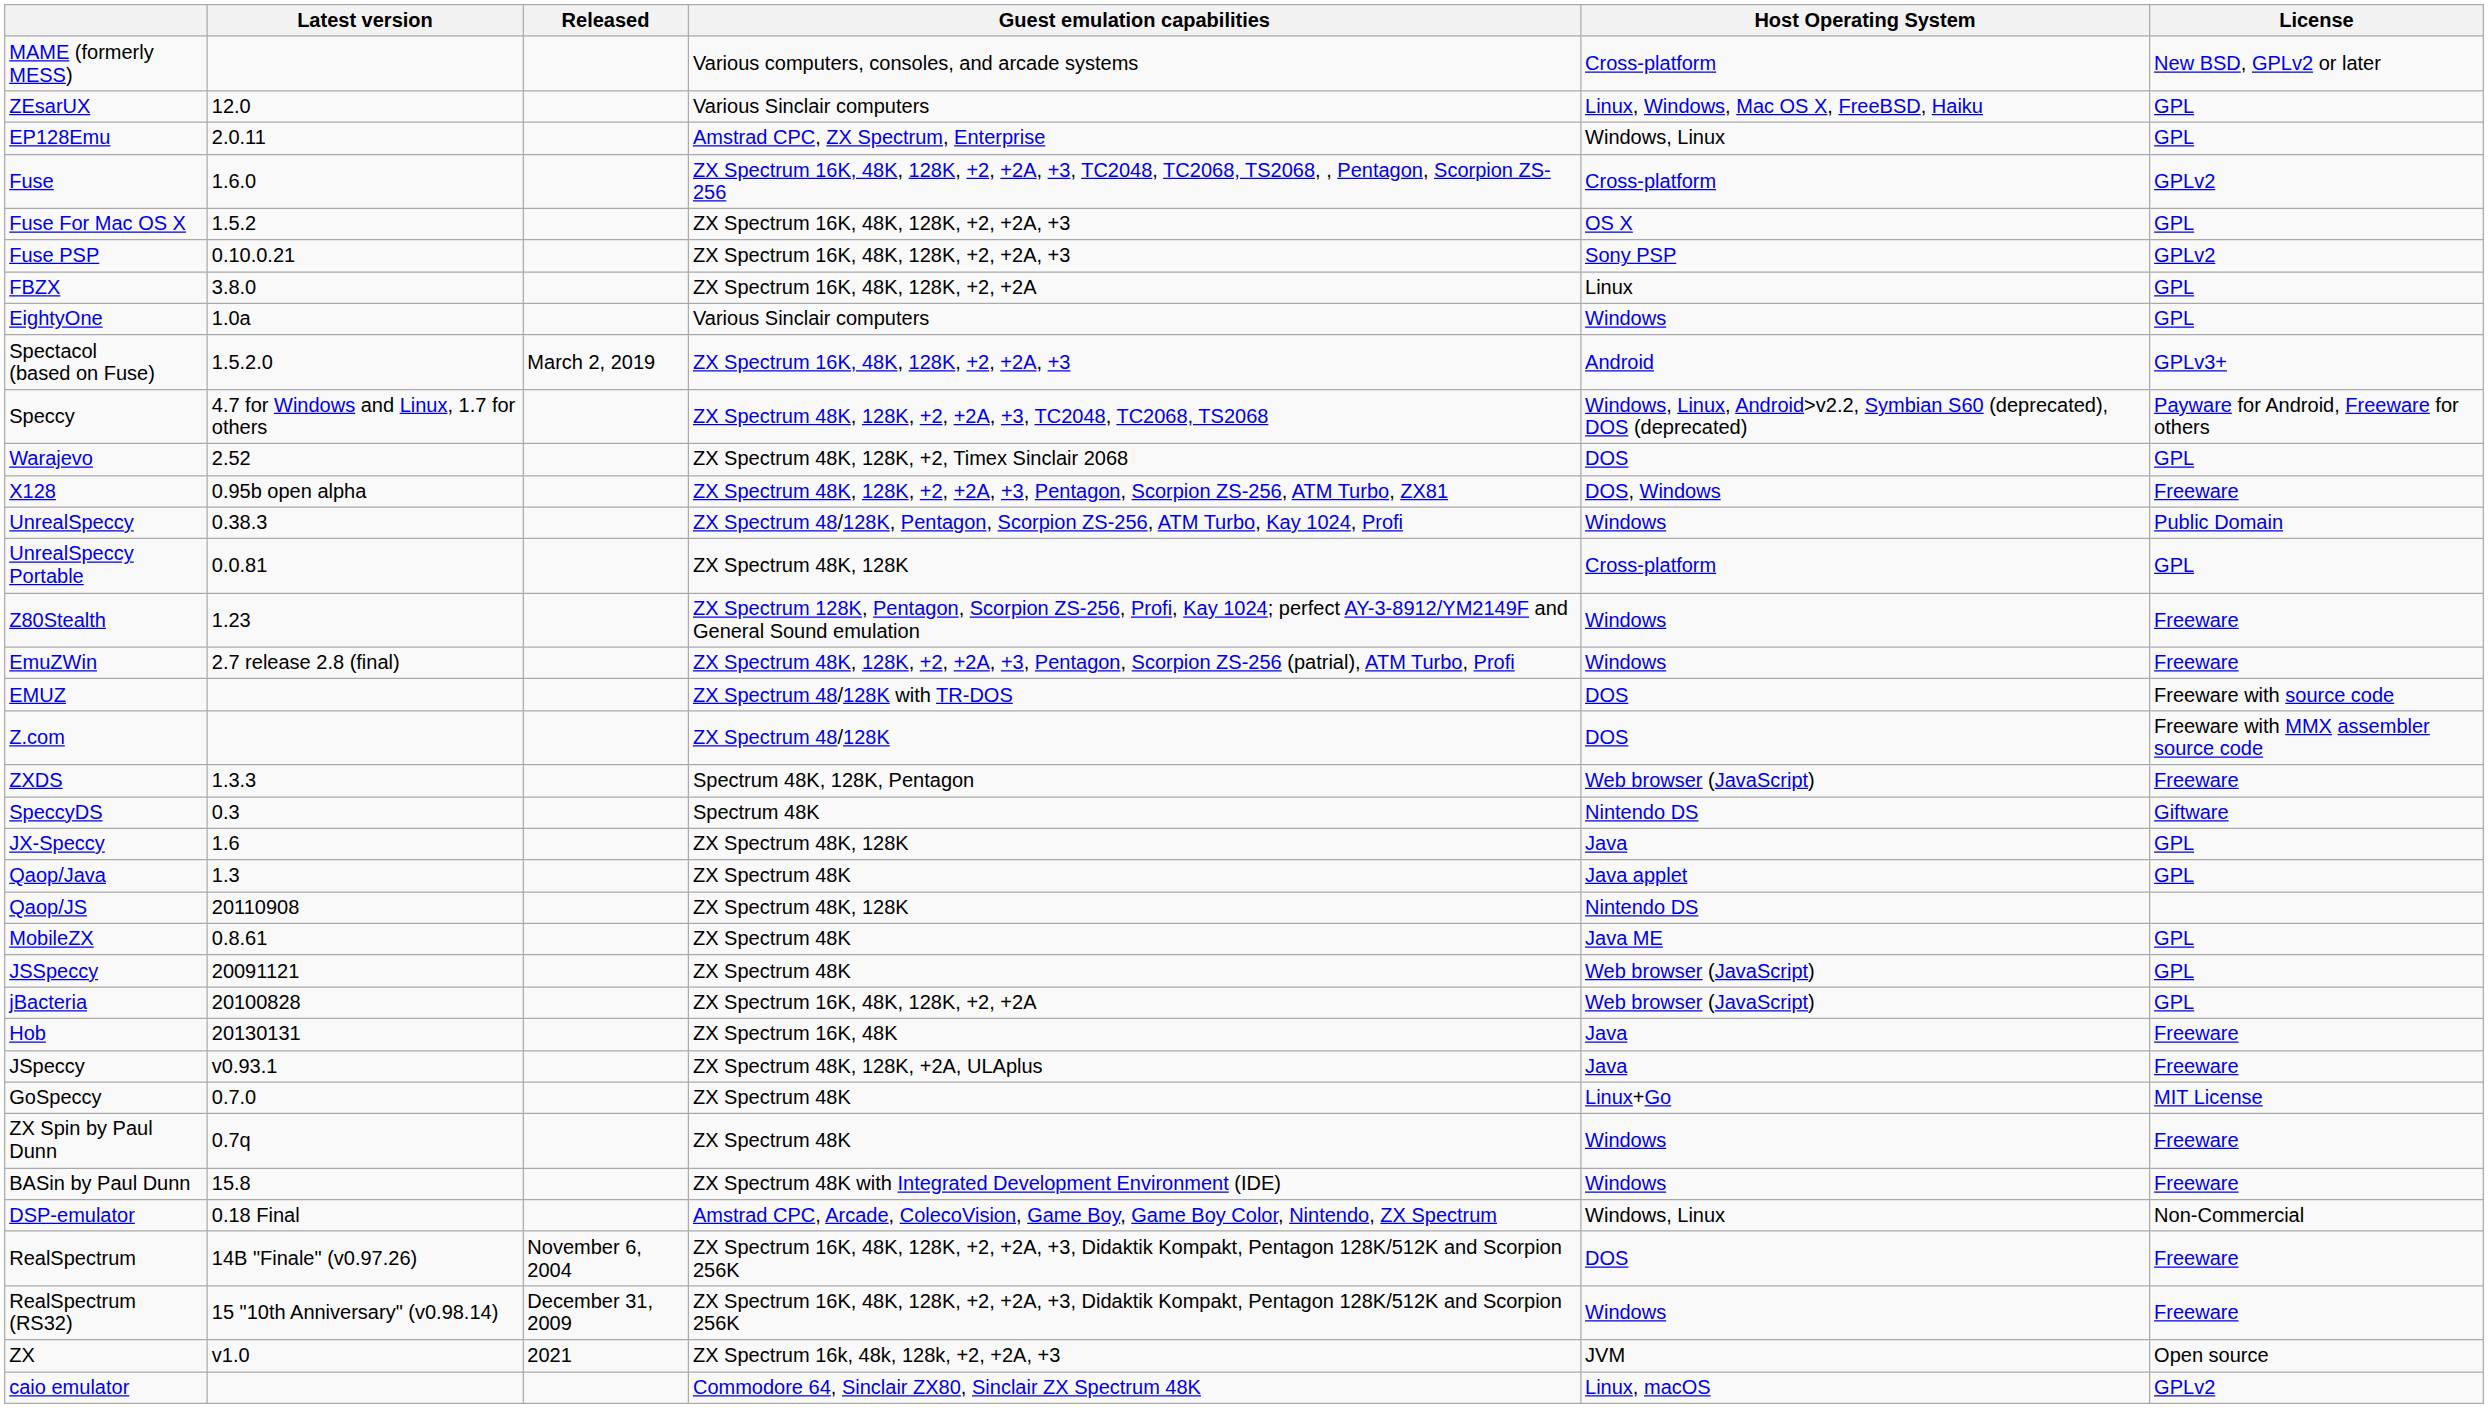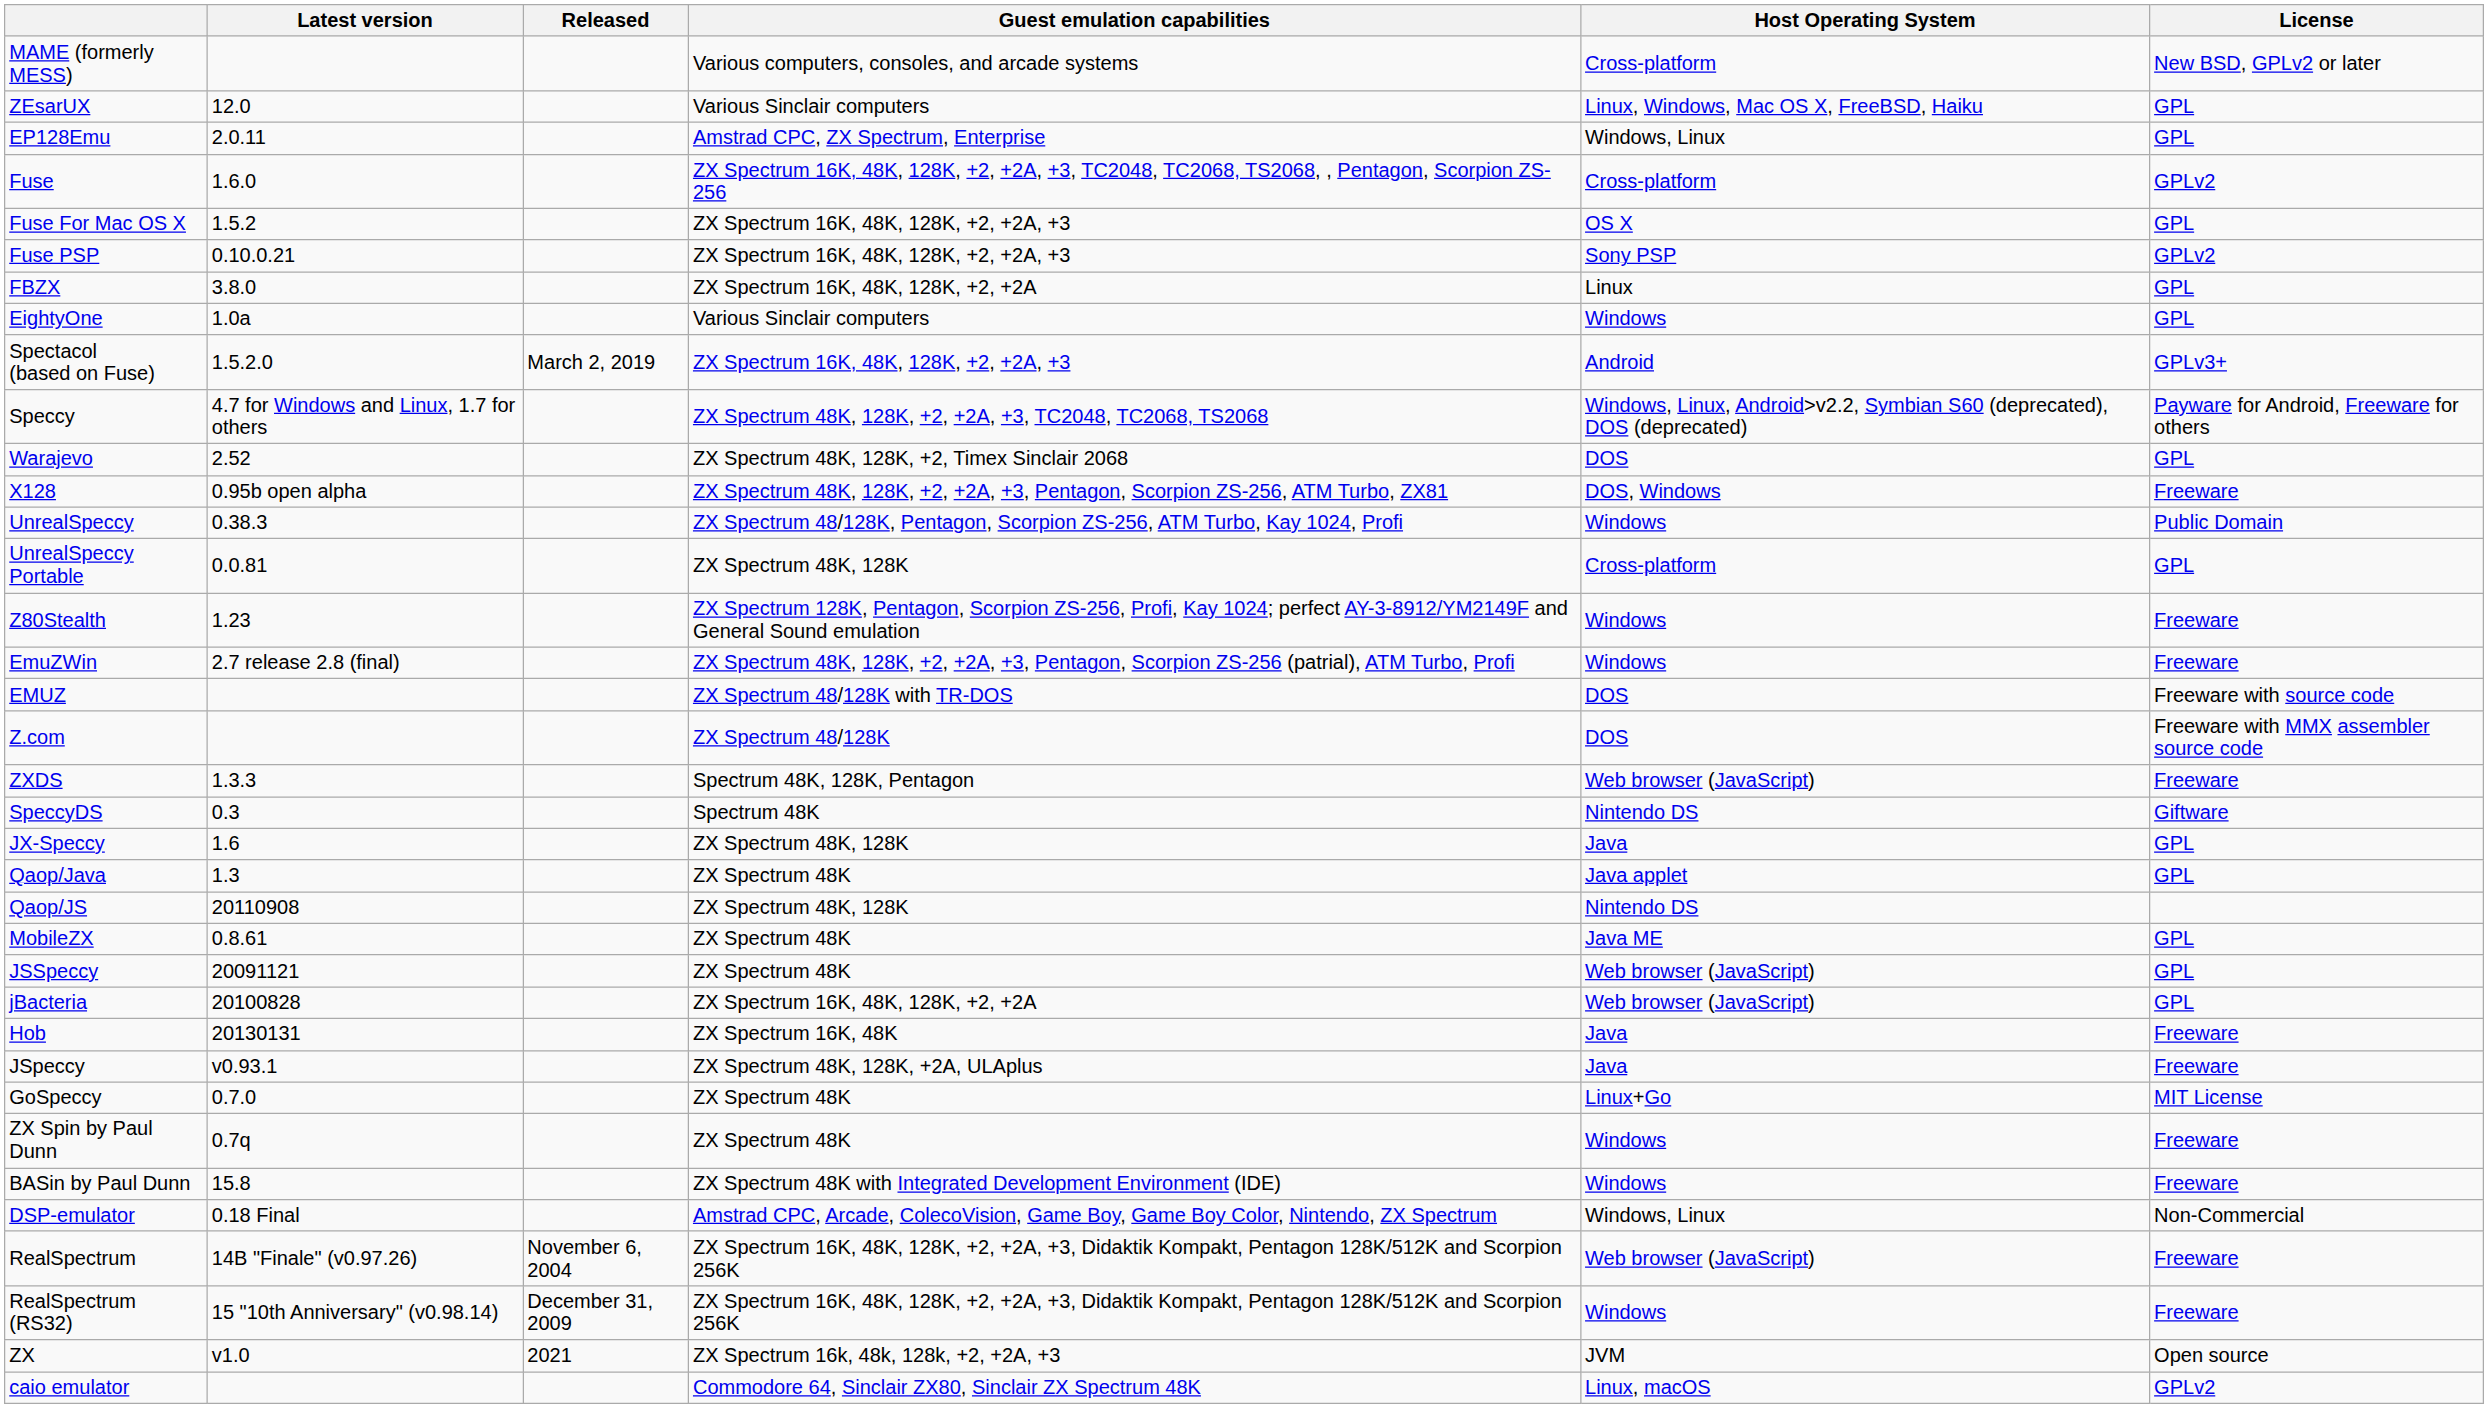(1607, 1258) DOS -> (1700, 1258) Web browser (JavaScript)
